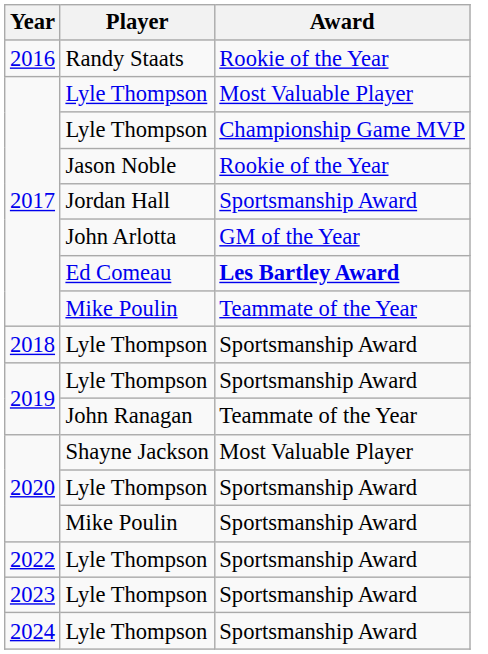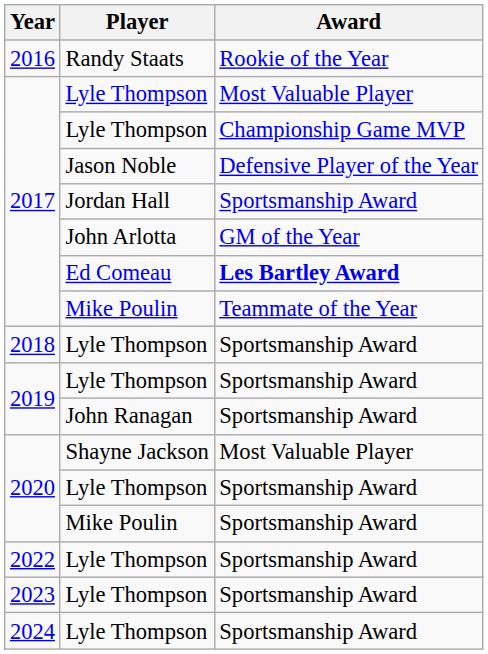(304, 165) Rookie of the Year -> (349, 165) Defensive Player of the Year
(318, 415) Teammate of the Year -> (318, 415) Sportsmanship Award
